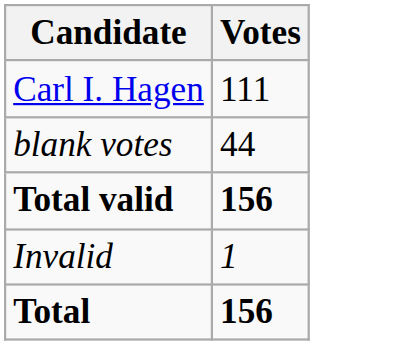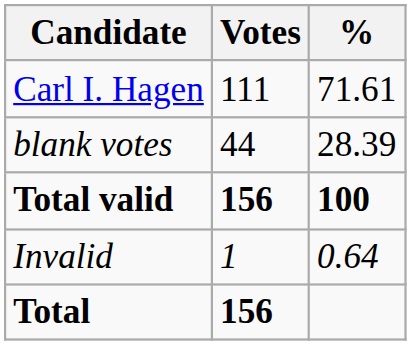+ column: (357, 32)
